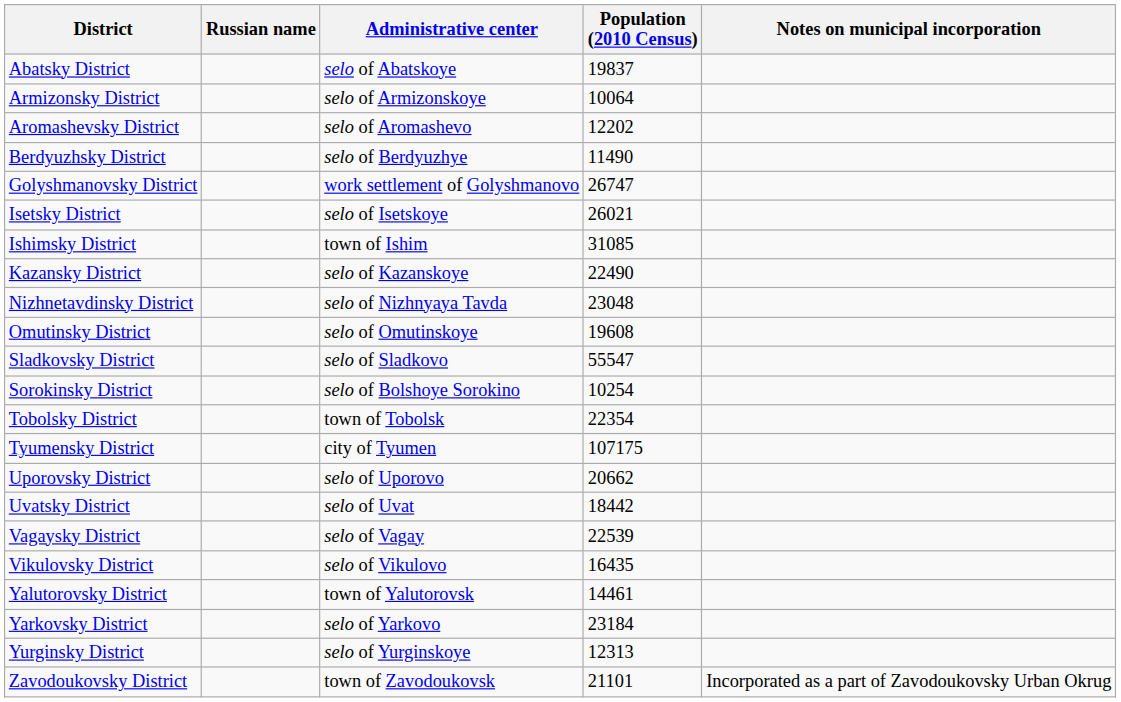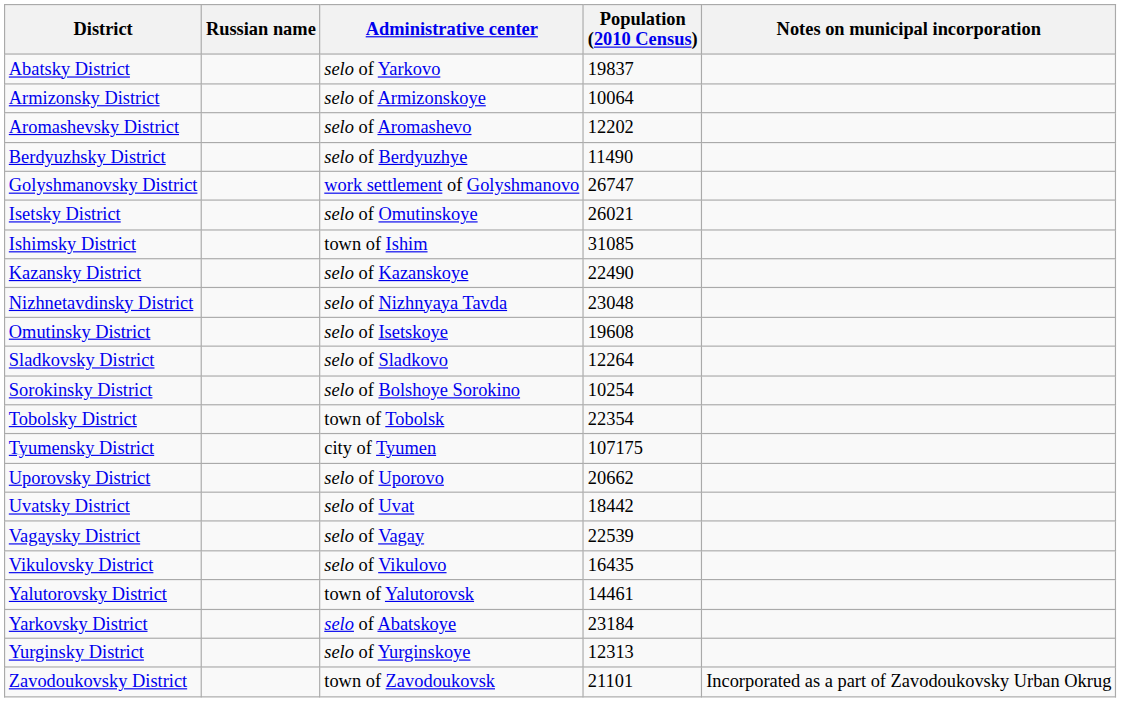(390, 68) selo of Abatskoye -> (382, 68) selo of Yarkovo
(386, 214) selo of Isetskoye -> (401, 214) selo of Omutinskoye
(401, 331) selo of Omutinskoye -> (386, 331) selo of Isetskoye
(611, 360) 55547 -> (611, 360) 12264
(382, 623) selo of Yarkovo -> (390, 623) selo of Abatskoye
